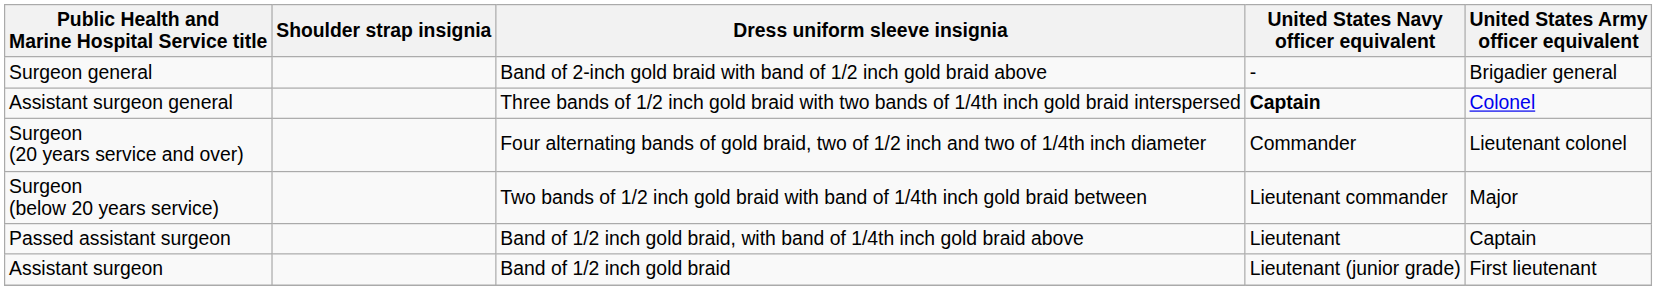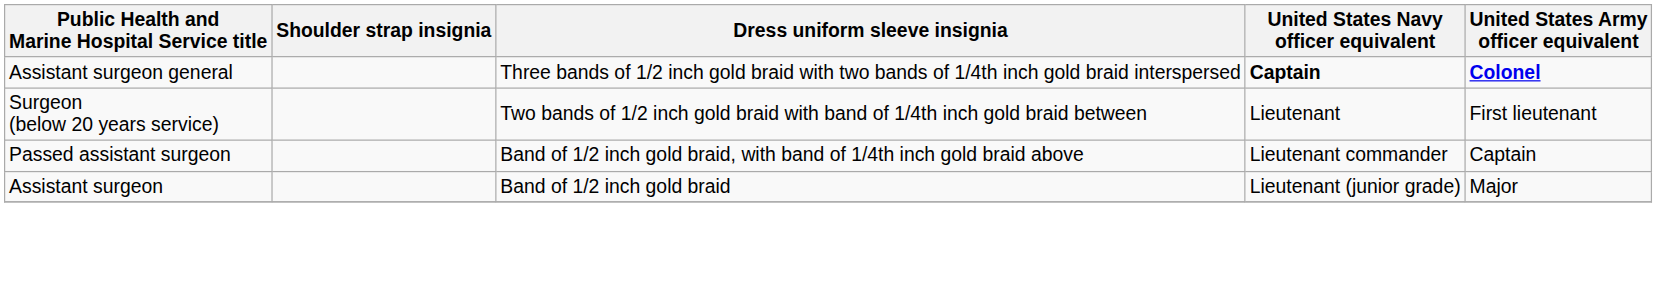- row: (81, 72)
(1502, 103) normal -> (1505, 72) bold
- row: (126, 144)
(1349, 197) Lieutenant commander -> (1295, 113) Lieutenant
(1494, 197) Major -> (1533, 113) First lieutenant
(1295, 238) Lieutenant -> (1349, 155) Lieutenant commander
(1533, 269) First lieutenant -> (1494, 186) Major
